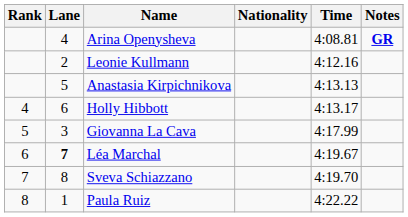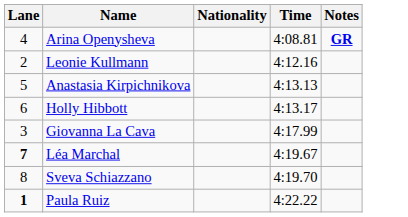- column: (25, 16)
(64, 200) normal -> (24, 200) bold
